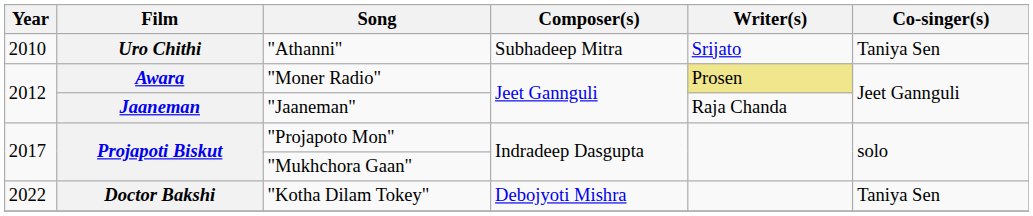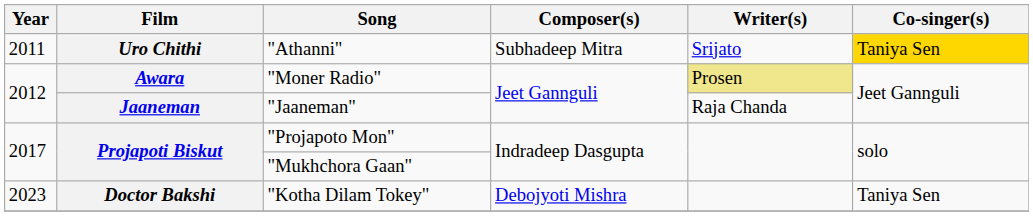(27, 48) 2010 -> (27, 48) 2011
(899, 48) no background -> (899, 48) gold background
(27, 195) 2022 -> (27, 195) 2023
